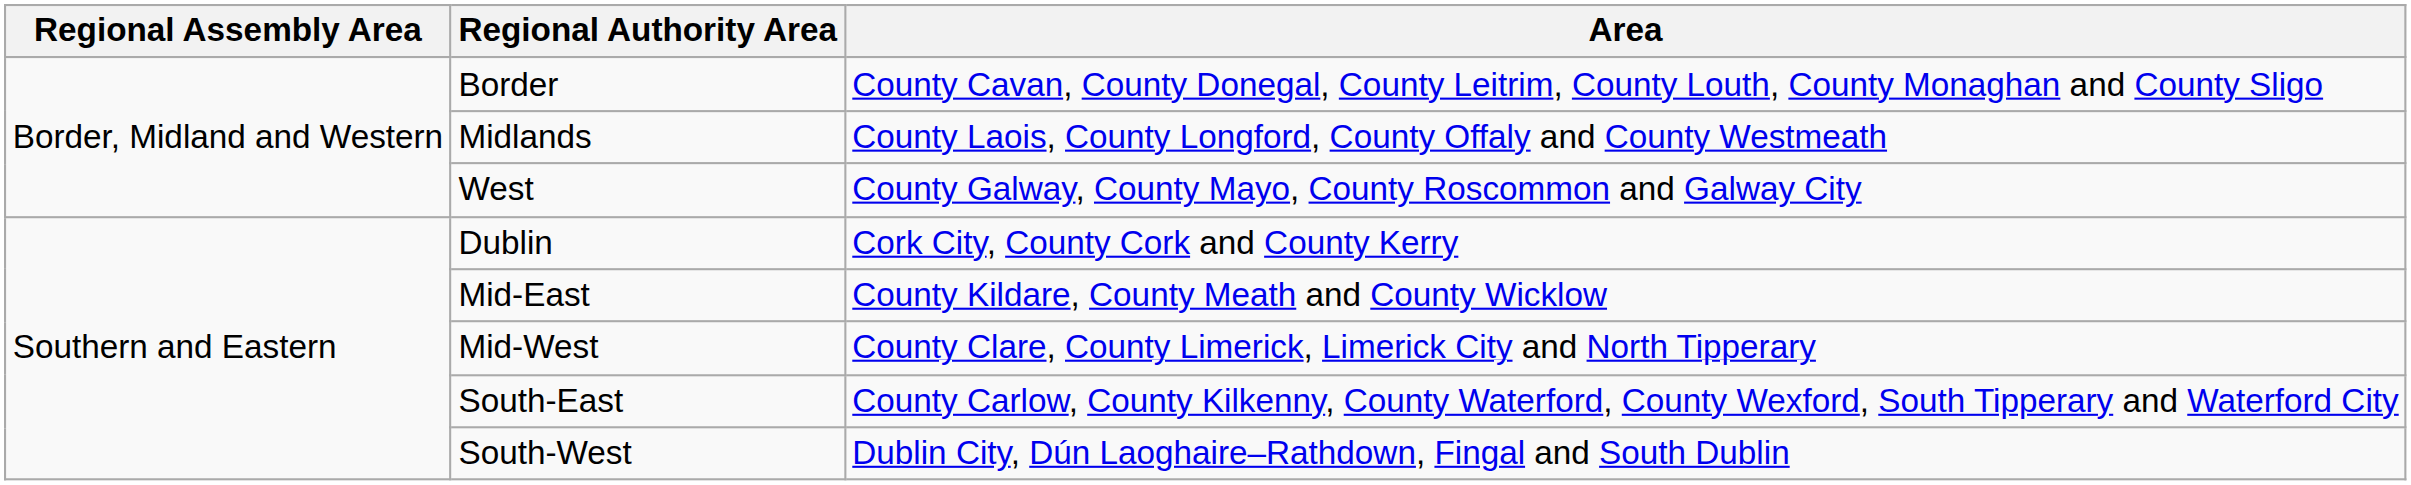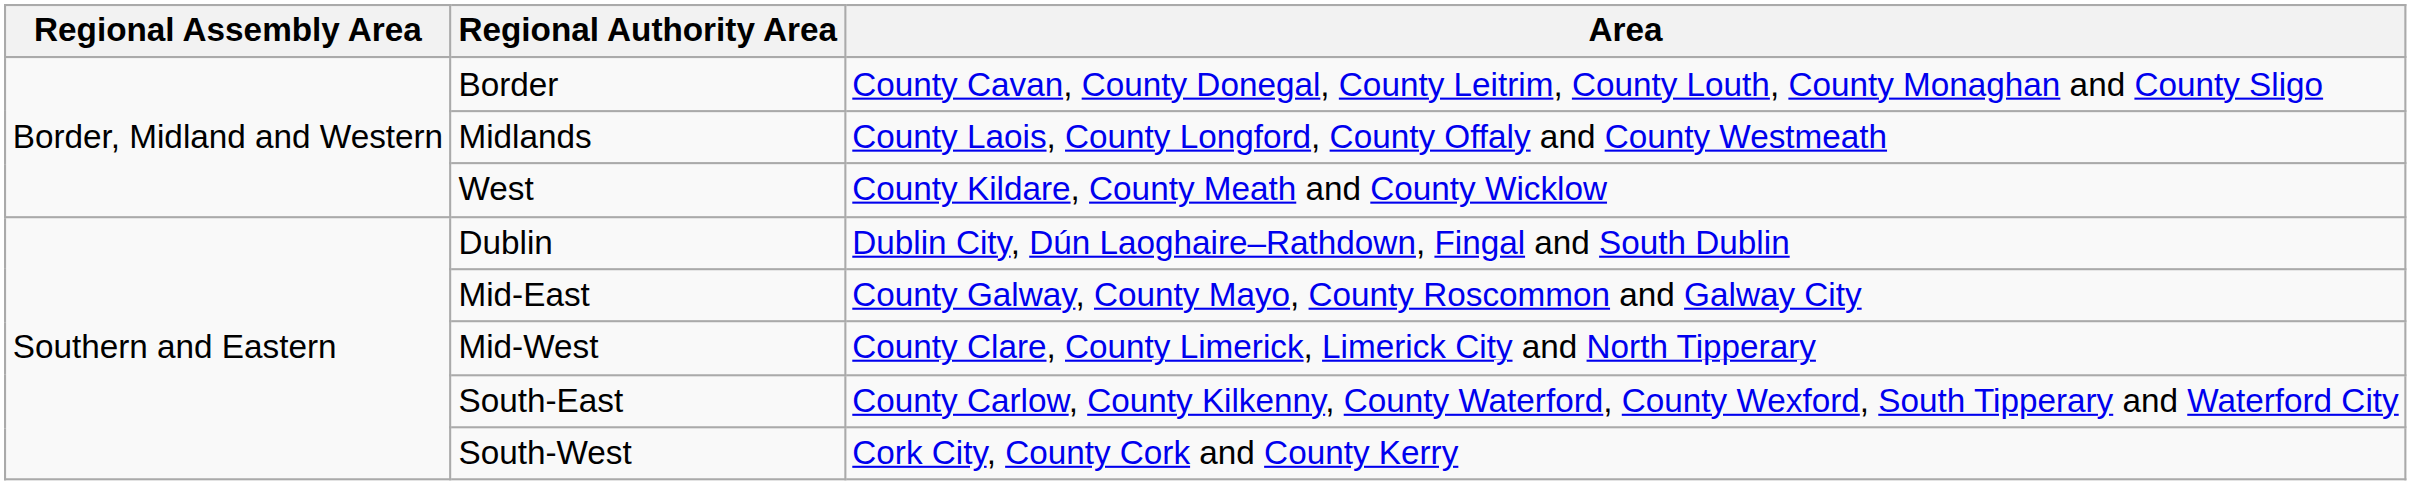(1357, 189) County Galway, County Mayo, County Roscommon and Galway City -> (1230, 189) County Kildare, County Meath and County Wicklow
(1155, 242) Cork City, County Cork and County Kerry -> (1321, 242) Dublin City, Dún Laoghaire–Rathdown, Fingal and South Dublin
(1230, 294) County Kildare, County Meath and County Wicklow -> (1357, 294) County Galway, County Mayo, County Roscommon and Galway City
(1321, 453) Dublin City, Dún Laoghaire–Rathdown, Fingal and South Dublin -> (1155, 453) Cork City, County Cork and County Kerry
